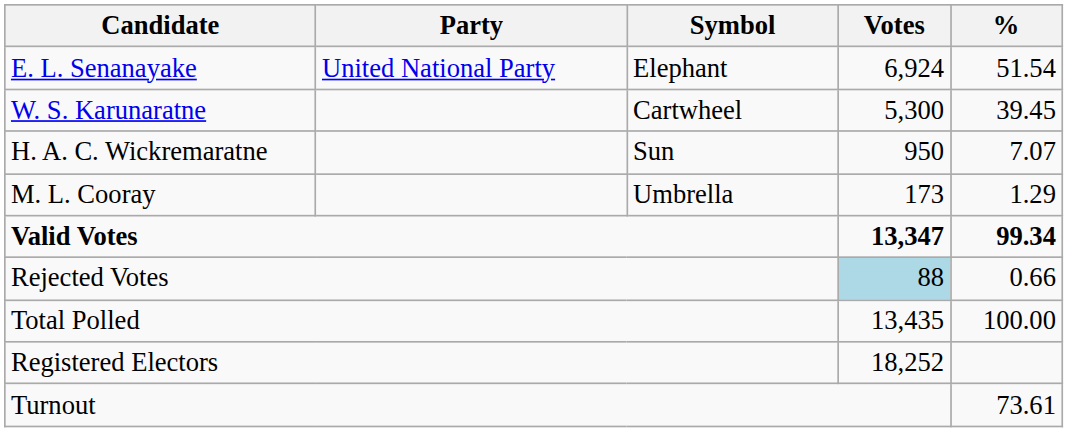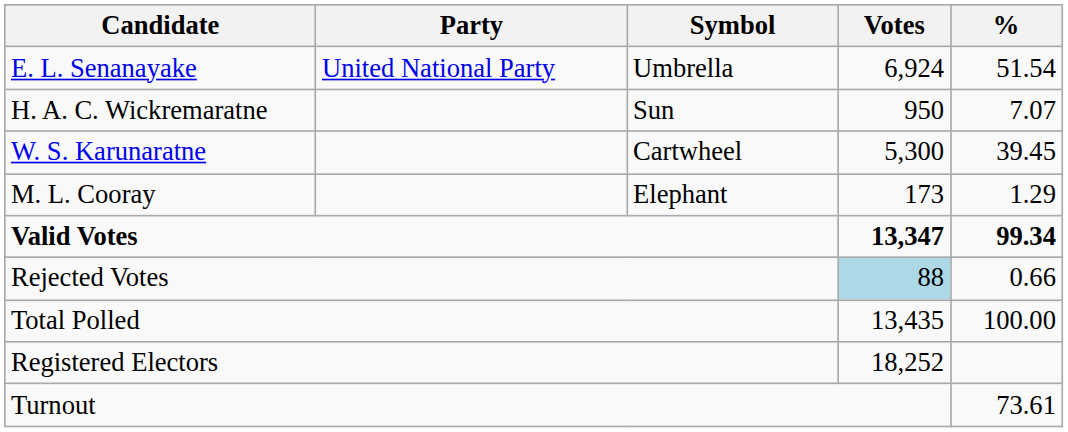(680, 67) Elephant -> (683, 67) Umbrella
rows swapped: (109, 109) <-> (139, 151)
(683, 194) Umbrella -> (680, 194) Elephant
